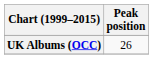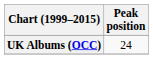(126, 44) 26 -> (126, 44) 24
